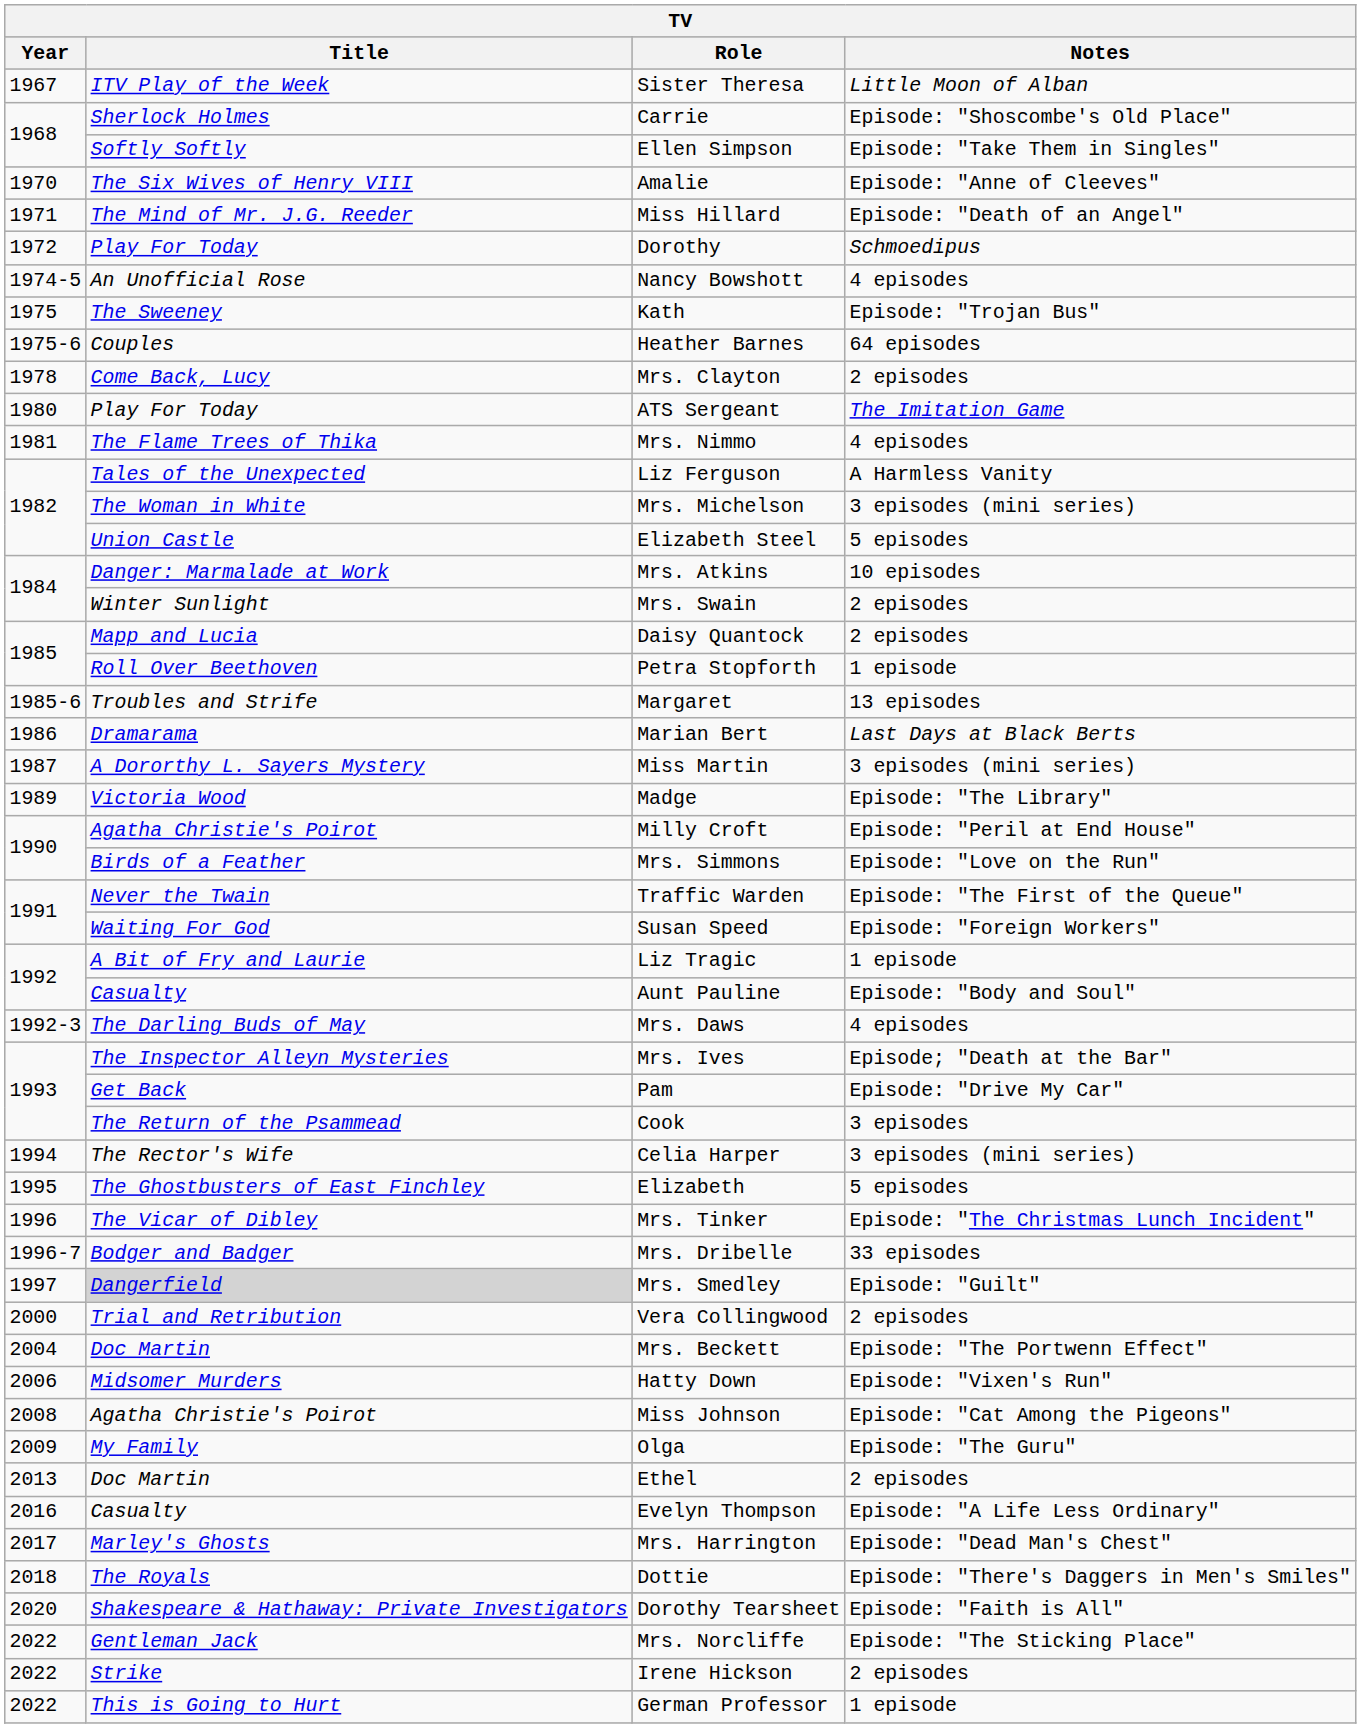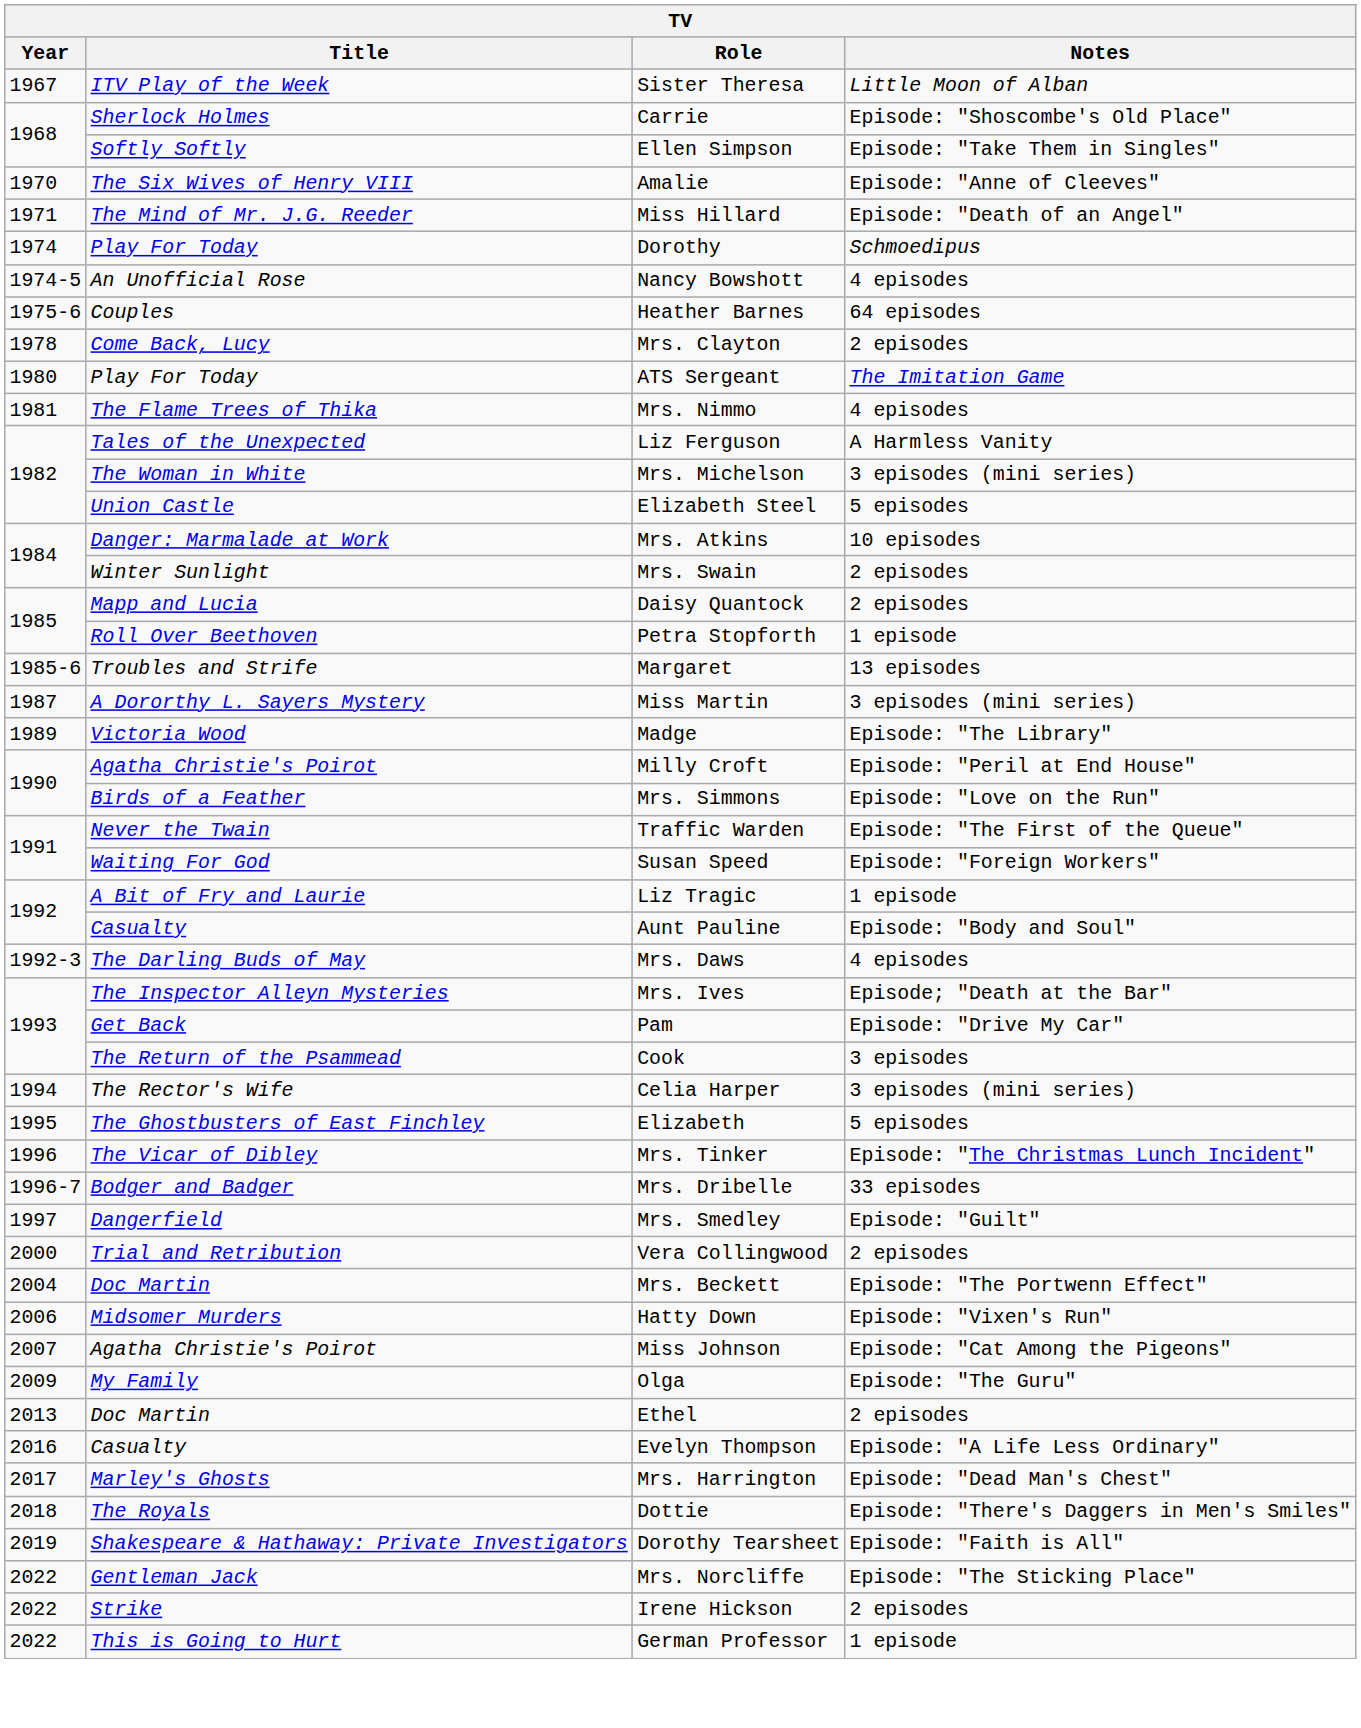(33, 248) 1972 -> (33, 248) 1974
- row: (661, 313)
- row: (703, 734)
(156, 1285) lightgrey background -> (156, 1220) no background
(33, 1415) 2008 -> (33, 1350) 2007
(33, 1609) 2020 -> (33, 1545) 2019
